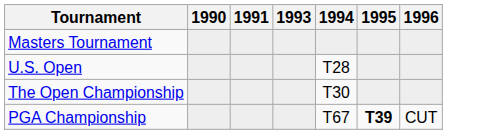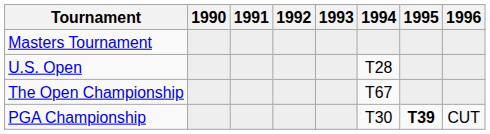+ column: (294, 17)
(336, 92) T30 -> (379, 92) T67
(336, 117) T67 -> (379, 117) T30
